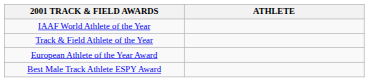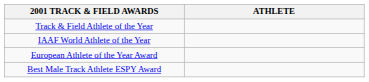rows swapped: (94, 26) <-> (94, 41)
